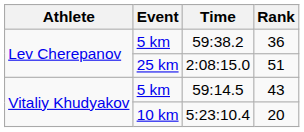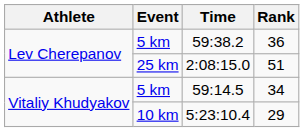(276, 90) 43 -> (276, 90) 34
(276, 114) 20 -> (276, 114) 29
